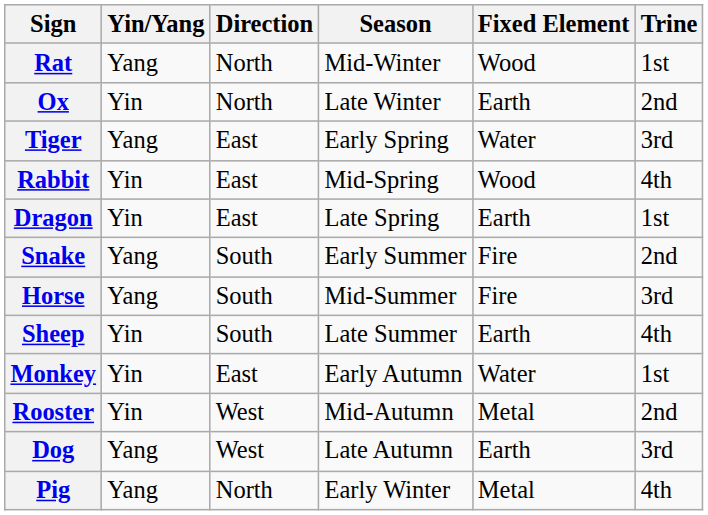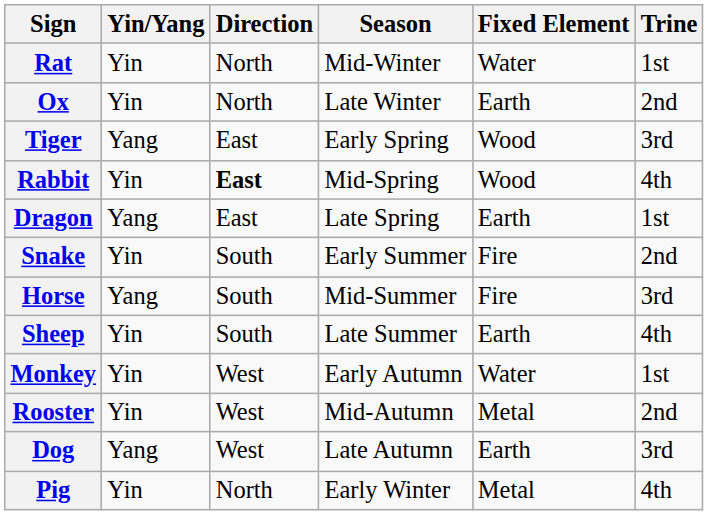(133, 62) Yang -> (125, 62) Yin
(507, 62) Wood -> (507, 62) Water
(507, 140) Water -> (507, 140) Wood
(237, 179) normal -> (239, 179) bold
(125, 218) Yin -> (133, 218) Yang
(133, 256) Yang -> (125, 256) Yin
(237, 373) East -> (240, 373) West
(133, 489) Yang -> (125, 489) Yin
